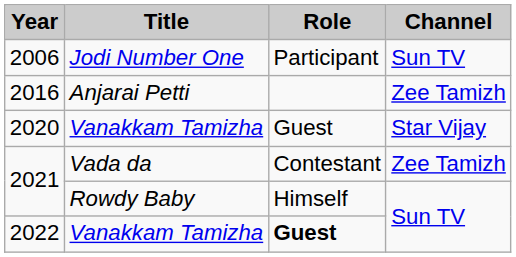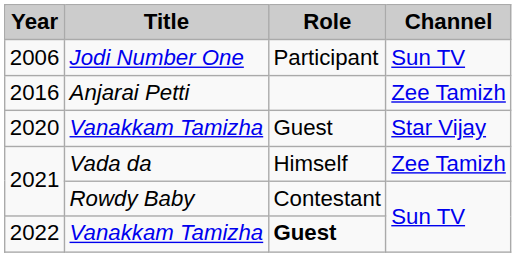(327, 163) Contestant -> (311, 163) Himself
(311, 198) Himself -> (327, 198) Contestant
